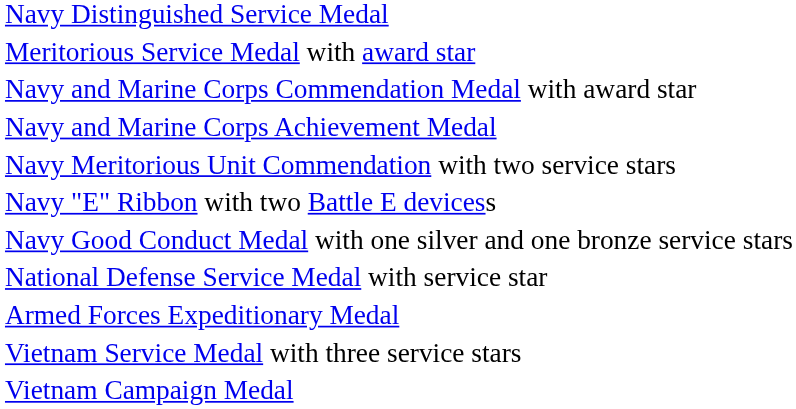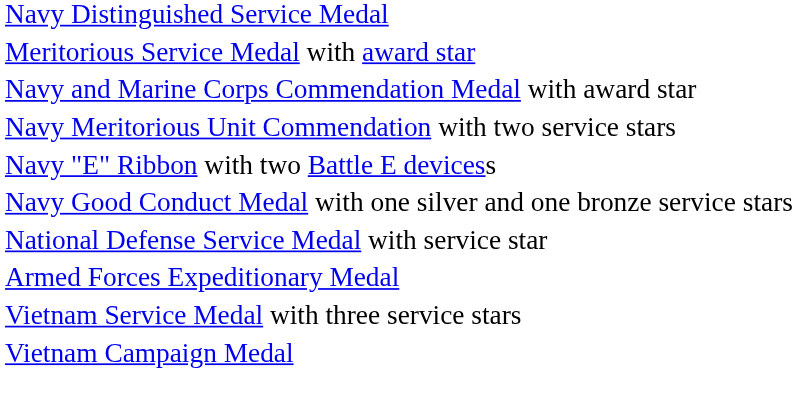- row: (251, 127)
